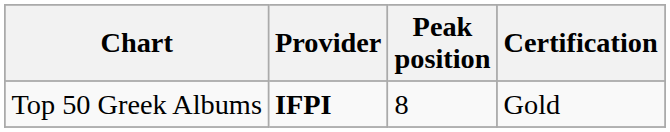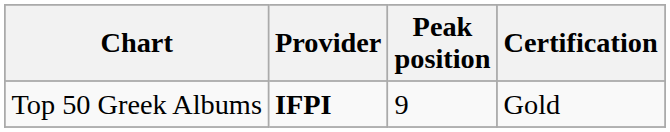(402, 103) 8 -> (402, 103) 9
